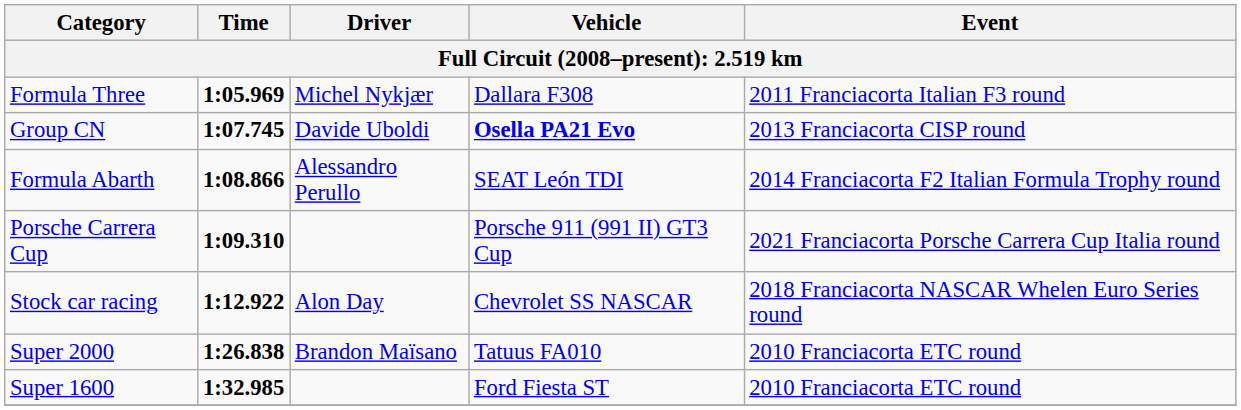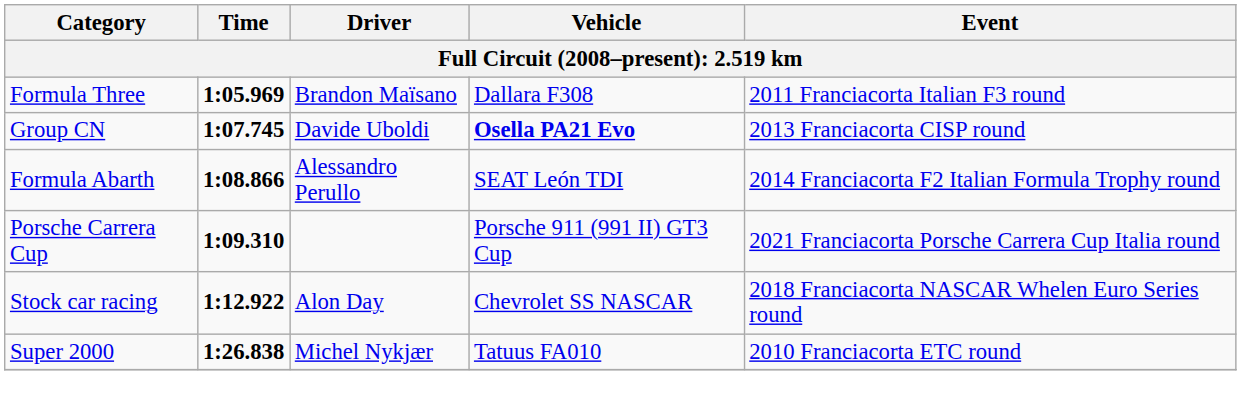(364, 94) Michel Nykjær -> (376, 94) Brandon Maïsano
(376, 351) Brandon Maïsano -> (364, 351) Michel Nykjær
- row: (62, 387)
